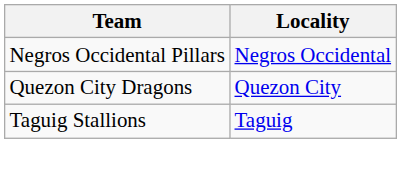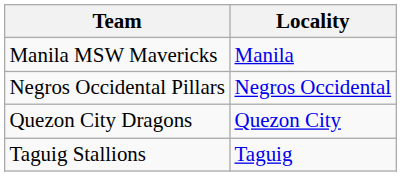+ row: (113, 54)
